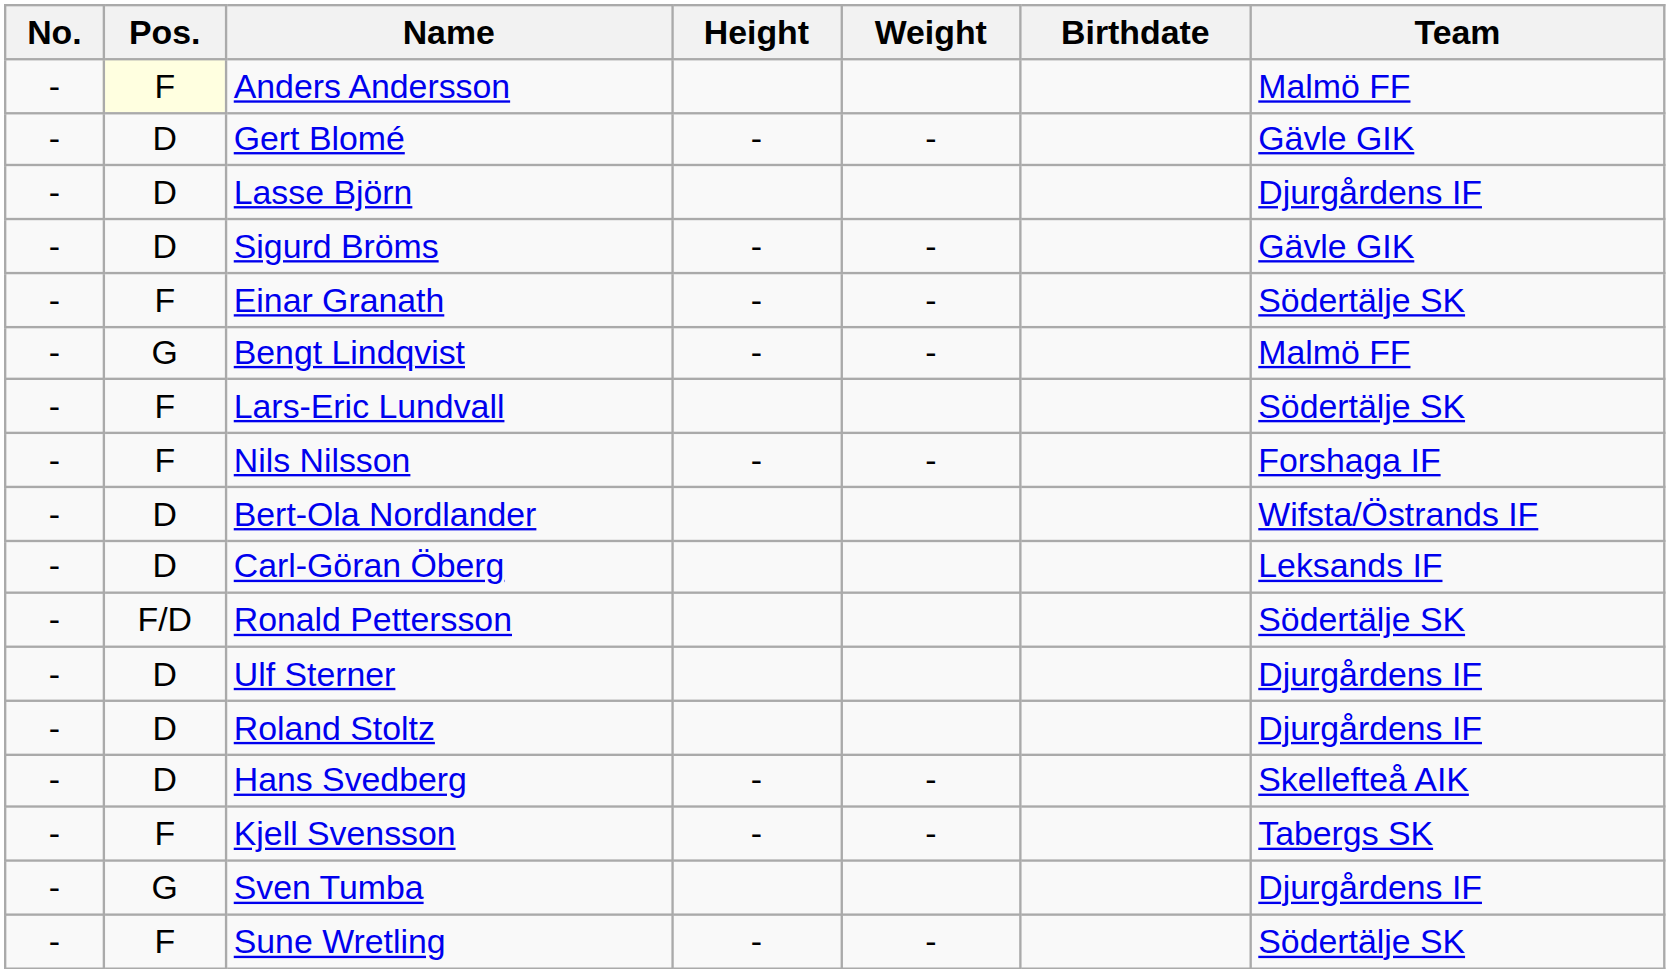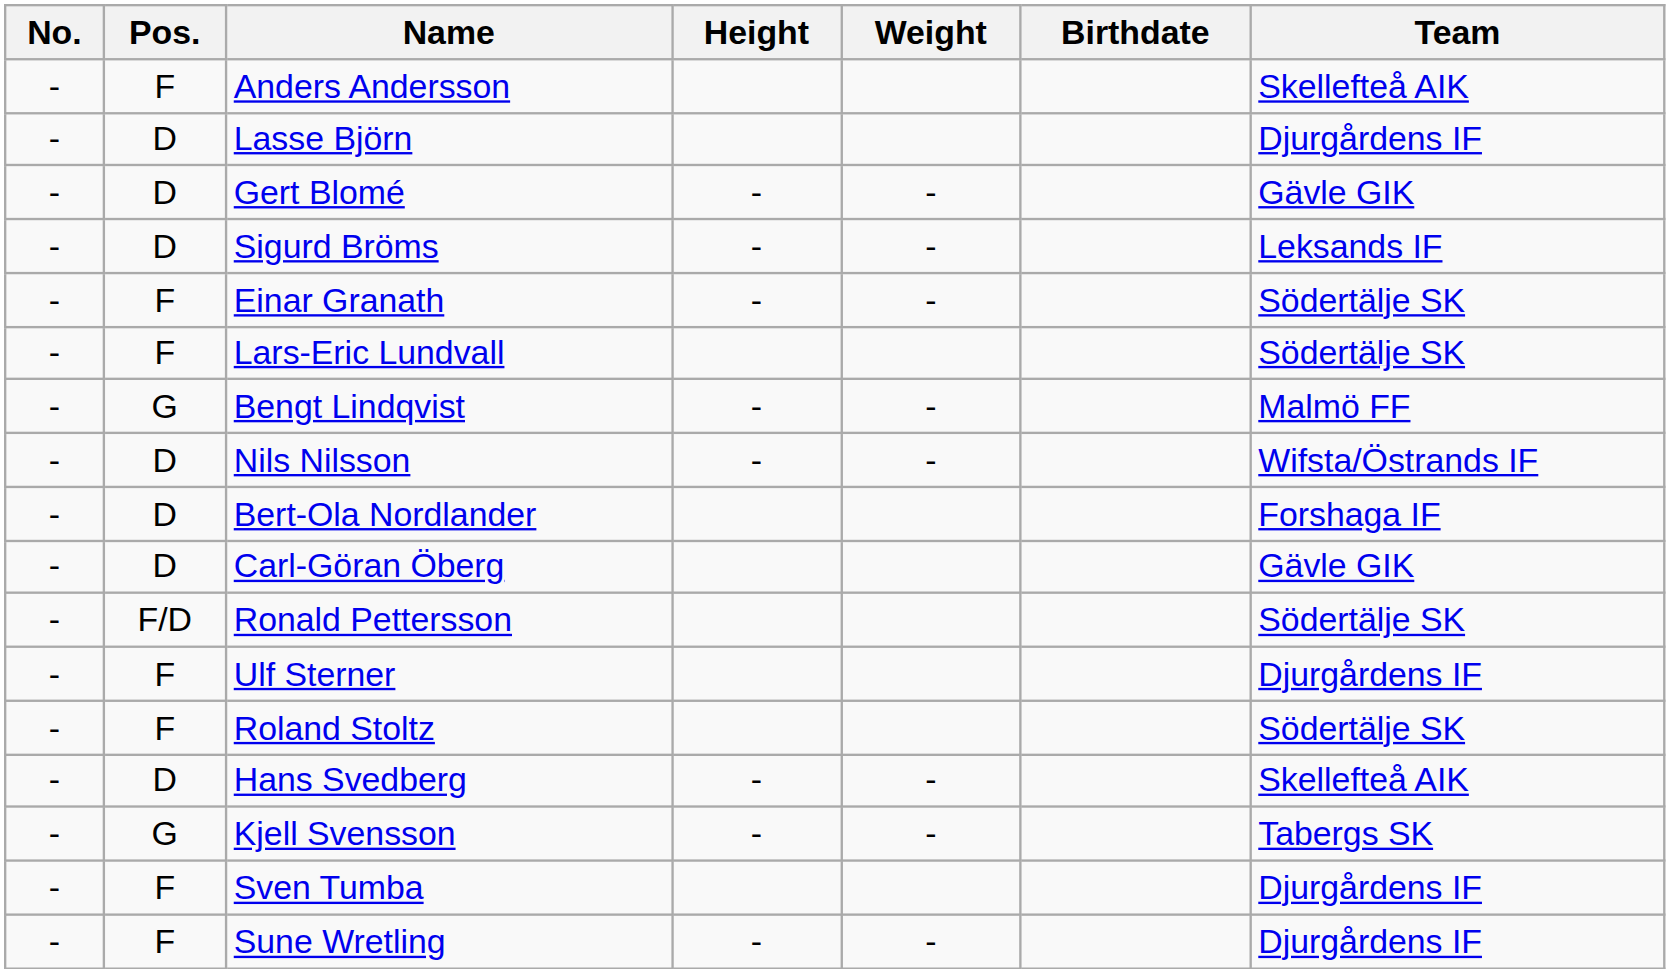(165, 86) lightyellow background -> (165, 86) no background
(1334, 86) Malmö FF -> (1364, 86) Skellefteå AIK
rows swapped: (323, 193) <-> (319, 139)
(1336, 246) Gävle GIK -> (1350, 246) Leksands IF
rows swapped: (349, 353) <-> (369, 407)
(165, 460) F -> (165, 460) D
(1349, 460) Forshaga IF -> (1398, 460) Wifsta/Östrands IF
(1398, 513) Wifsta/Östrands IF -> (1349, 513) Forshaga IF
(1350, 567) Leksands IF -> (1336, 567) Gävle GIK
(165, 674) D -> (165, 674) F
(165, 727) D -> (165, 727) F
(1370, 727) Djurgårdens IF -> (1362, 727) Södertälje SK
(165, 834) F -> (165, 834) G
(165, 888) G -> (165, 888) F
(1362, 941) Södertälje SK -> (1370, 941) Djurgårdens IF
